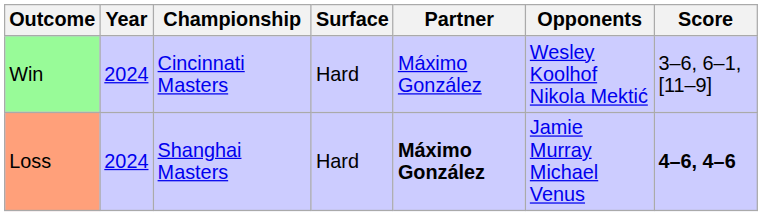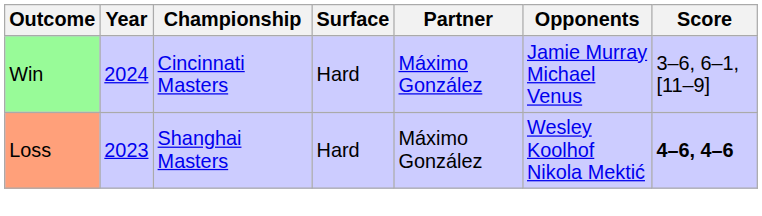(589, 74) Wesley Koolhof Nikola Mektić -> (587, 74) Jamie Murray Michael Venus
(126, 161) 2024 -> (126, 150) 2023
(441, 161) bold -> (440, 150) normal
(564, 161) Jamie Murray Michael Venus -> (586, 150) Wesley Koolhof Nikola Mektić
